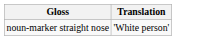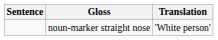+ column: (25, 12)
